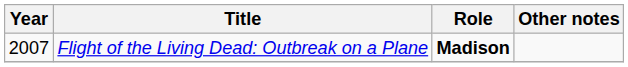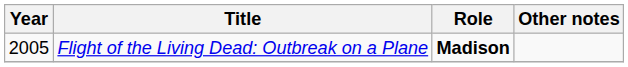(29, 48) 2007 -> (29, 48) 2005
